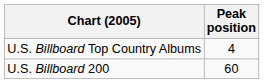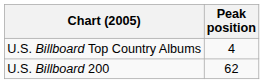(231, 68) 60 -> (231, 68) 62
